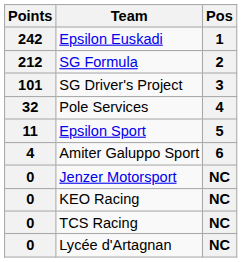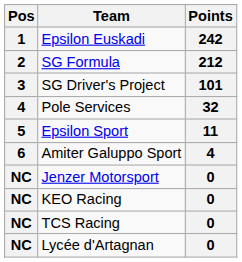columns swapped: (219, 16) <-> (30, 16)
